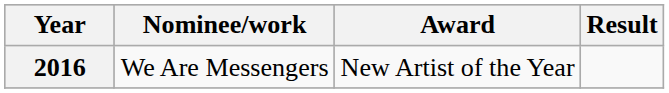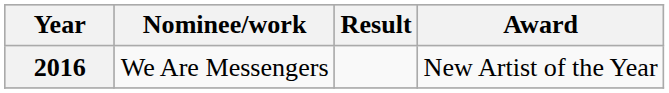columns swapped: (458, 25) <-> (622, 25)
